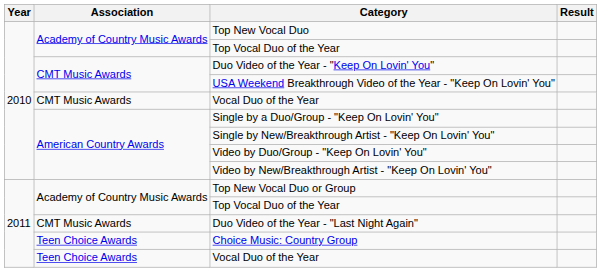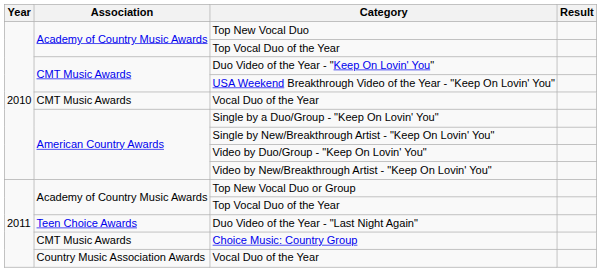(84, 223) CMT Music Awards -> (87, 223) Teen Choice Awards
(87, 240) Teen Choice Awards -> (84, 240) CMT Music Awards
(87, 258) Teen Choice Awards -> (121, 258) Country Music Association Awards
